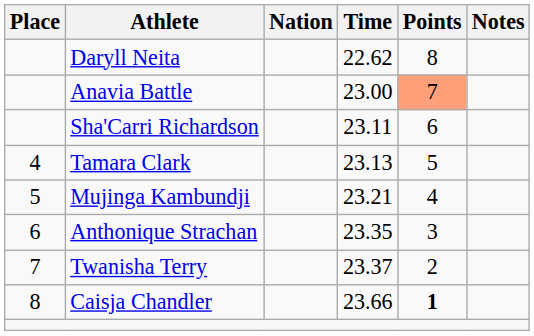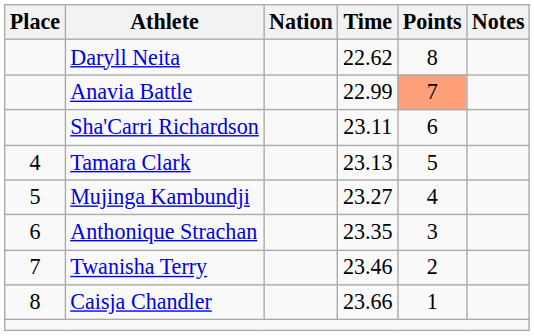(368, 92) 23.00 -> (368, 92) 22.99
(368, 197) 23.21 -> (368, 197) 23.27
(368, 267) 23.37 -> (368, 267) 23.46
(432, 302) bold -> (432, 302) normal
